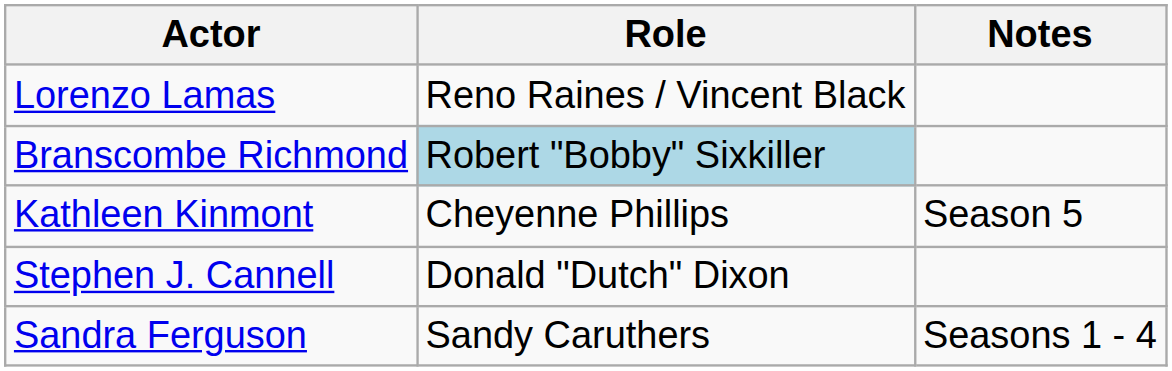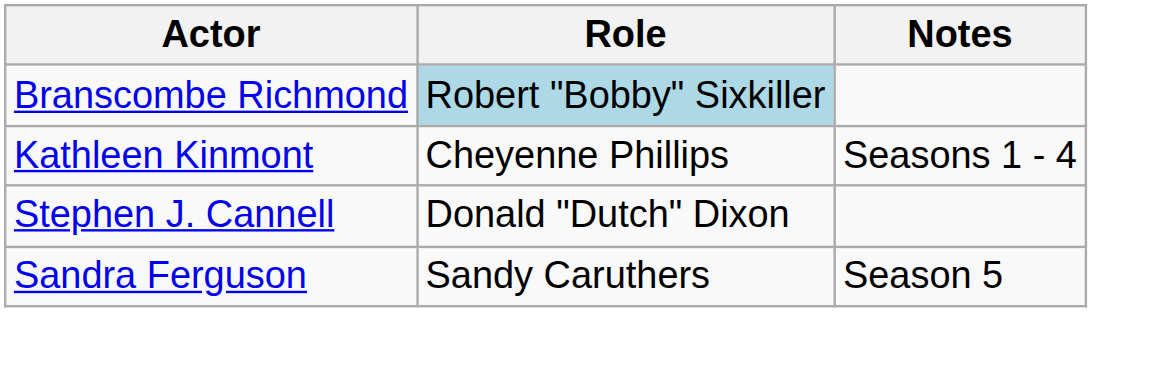- row: (145, 94)
(1003, 214) Season 5 -> (960, 154) Seasons 1 - 4
(1040, 335) Seasons 1 - 4 -> (923, 275) Season 5
